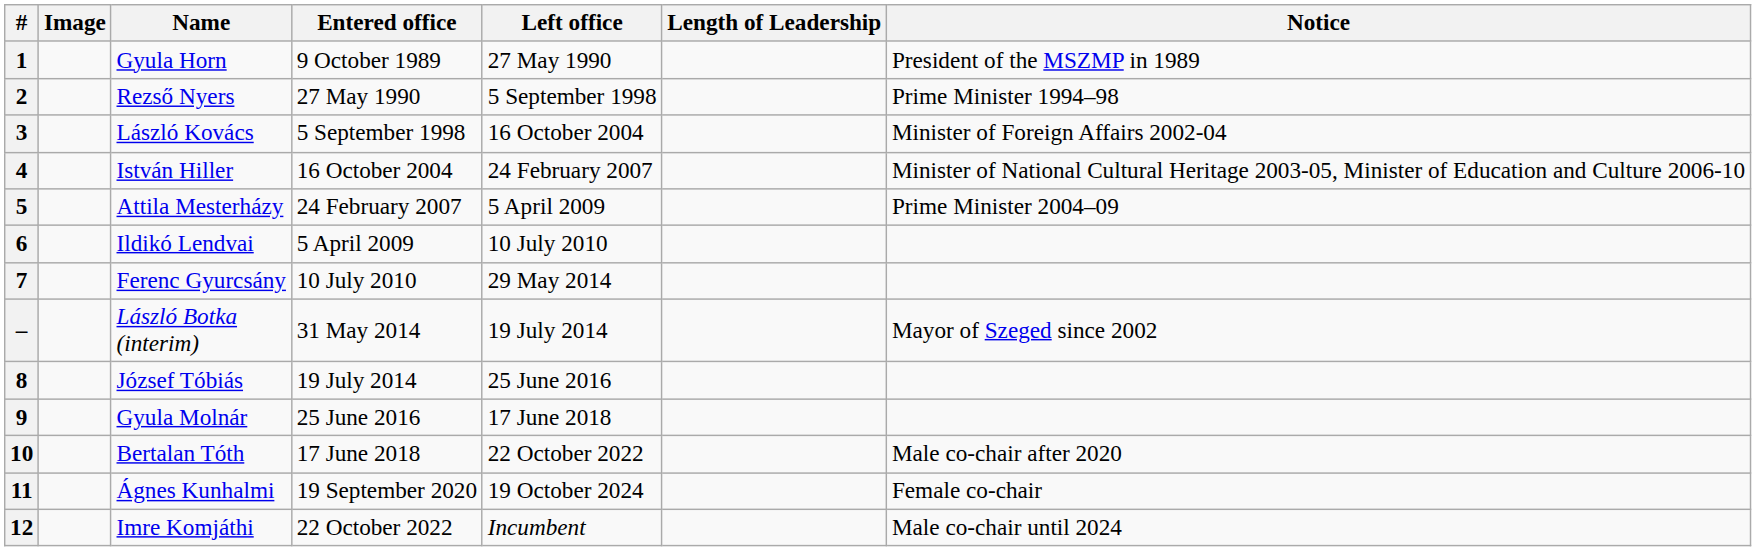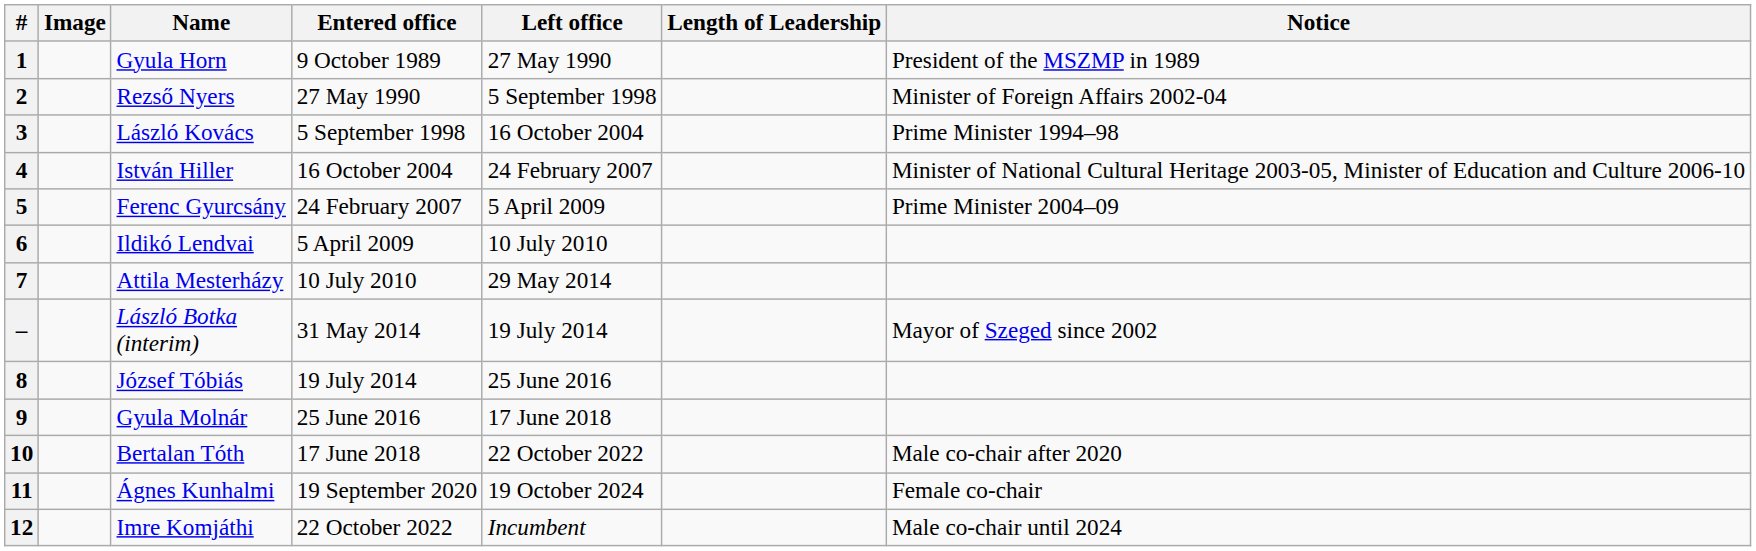(1005, 96) Prime Minister 1994–98 -> (1059, 96) Minister of Foreign Affairs 2002-04
(1059, 133) Minister of Foreign Affairs 2002-04 -> (1005, 133) Prime Minister 1994–98
(200, 206) Attila Mesterházy -> (201, 206) Ferenc Gyurcsány
(201, 280) Ferenc Gyurcsány -> (200, 280) Attila Mesterházy
